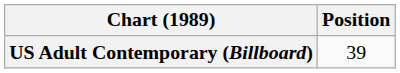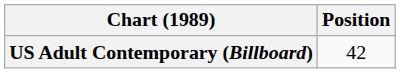(356, 51) 39 -> (356, 51) 42
